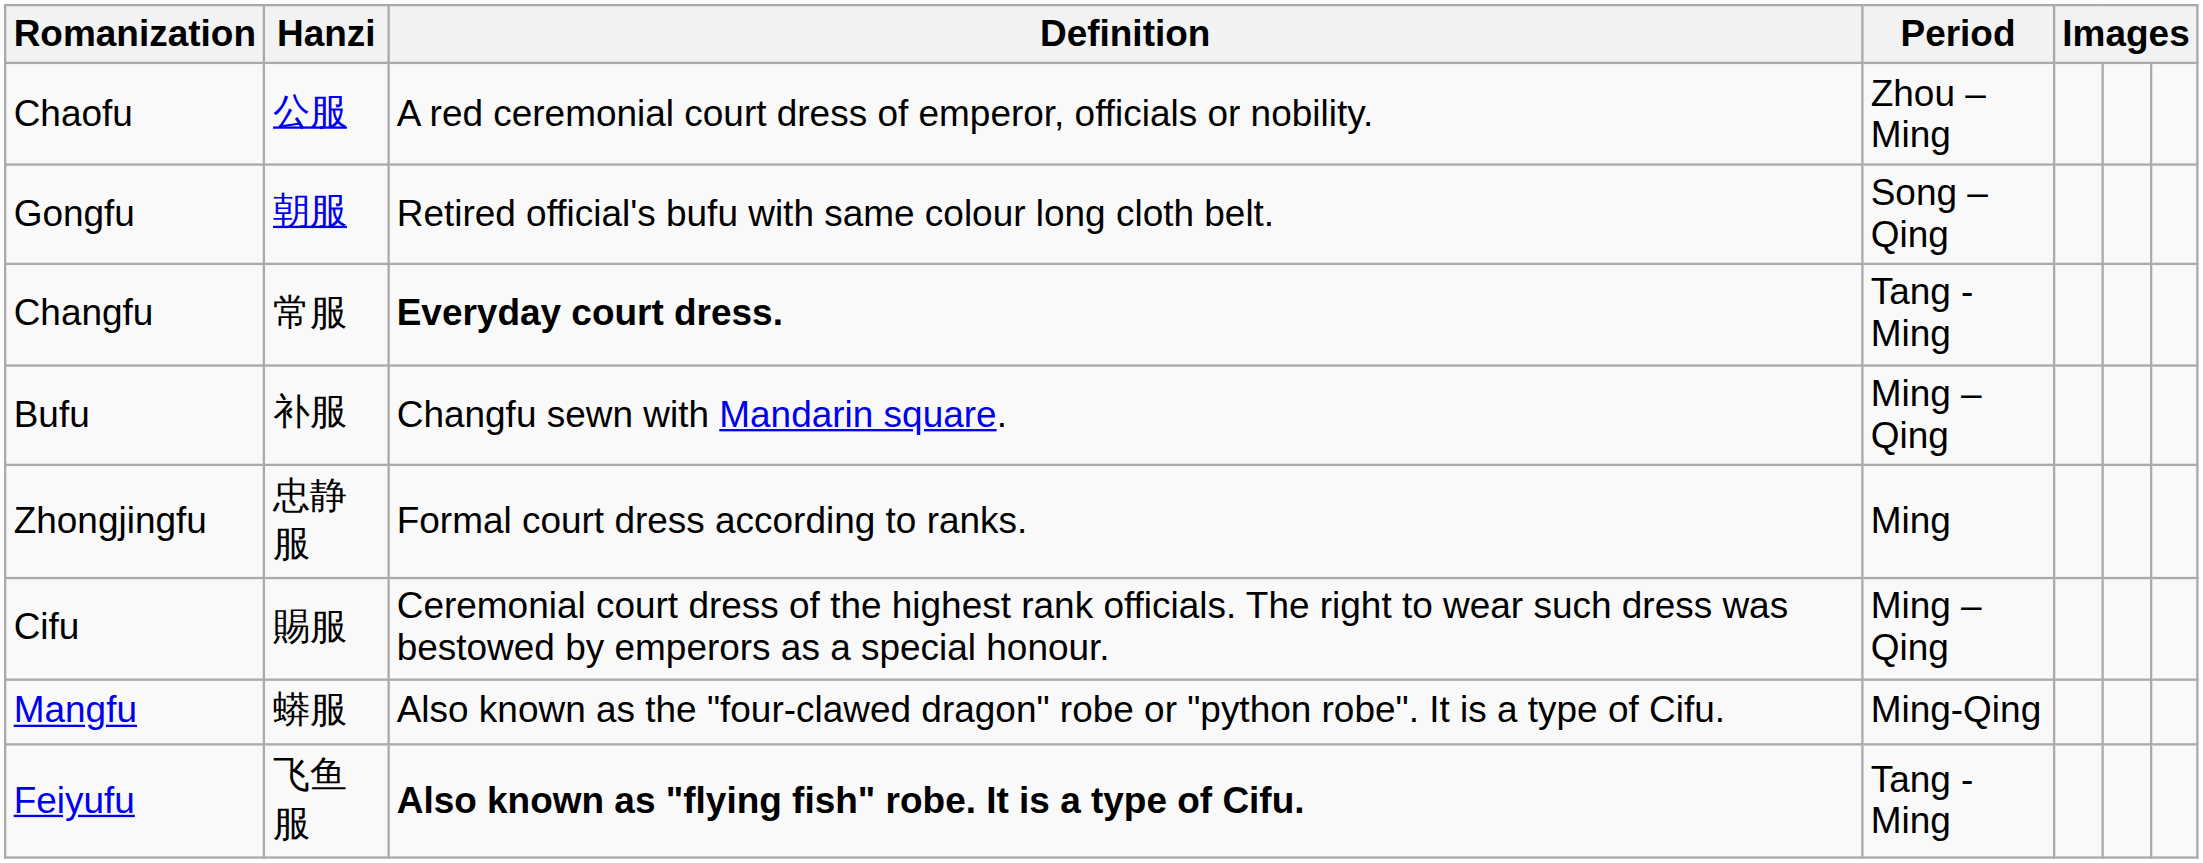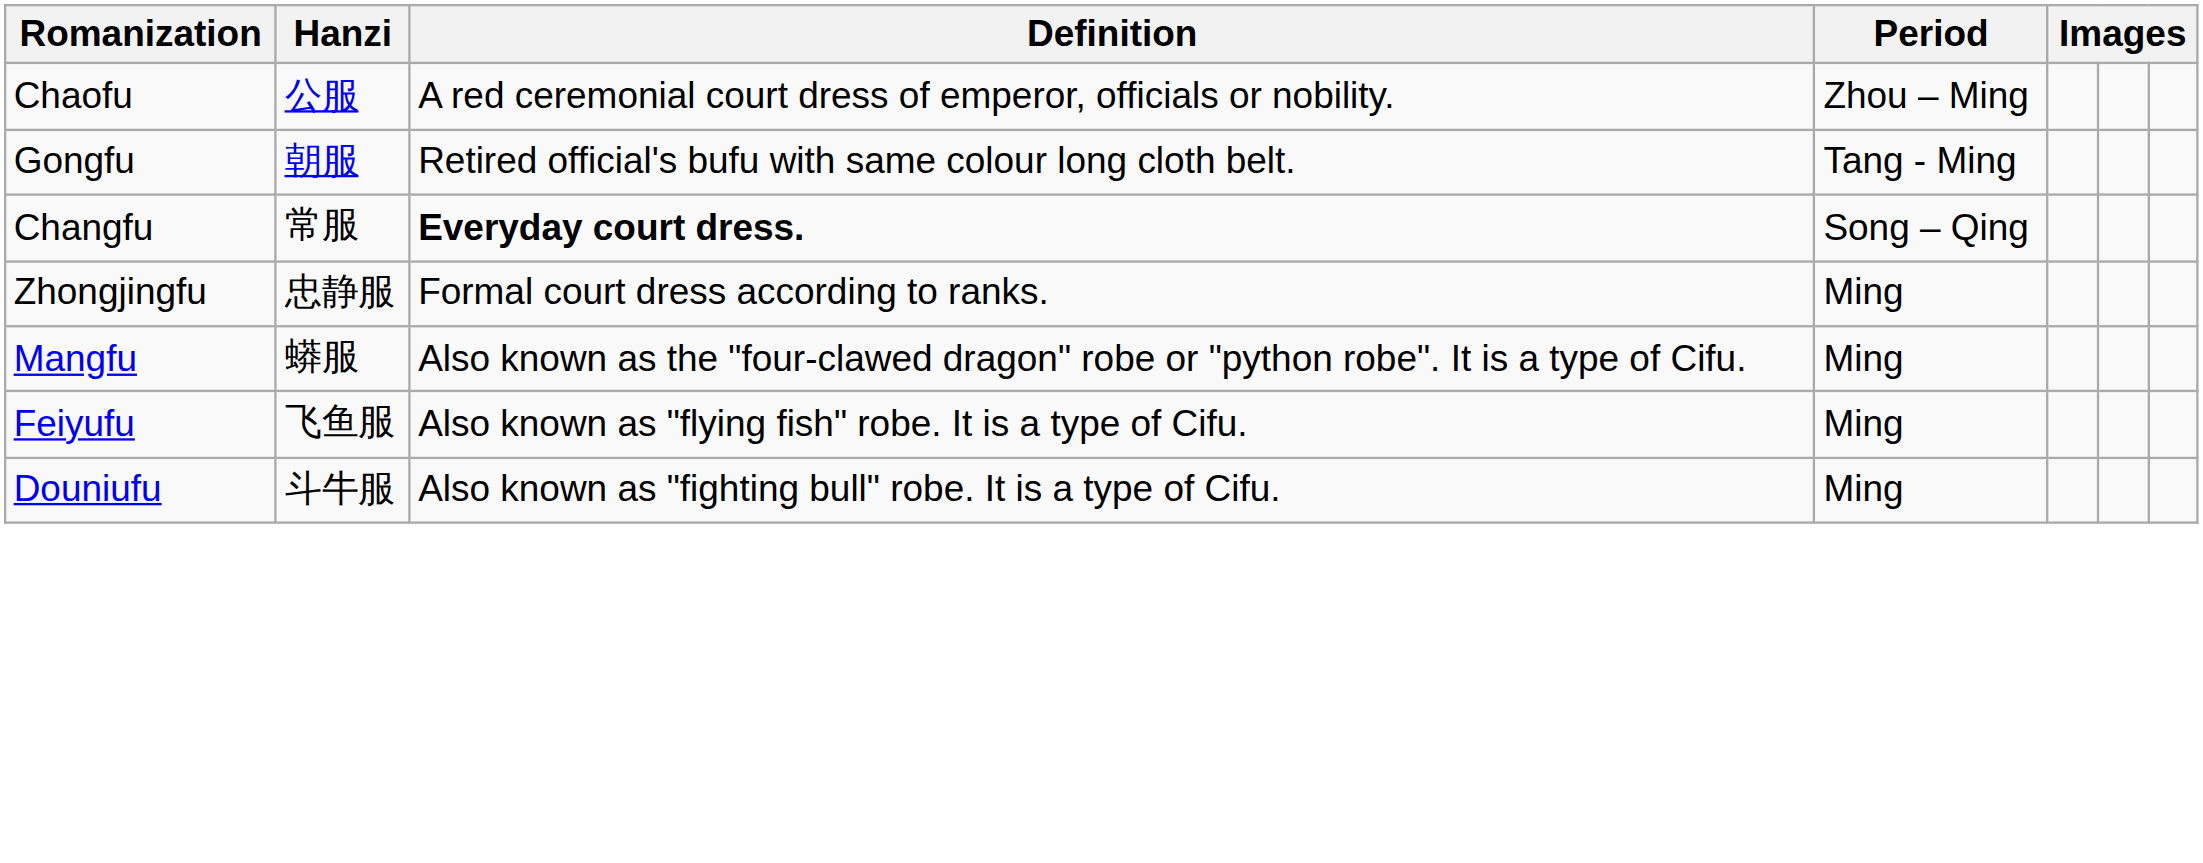(1929, 213) Song – Qing -> (1920, 161) Tang - Ming
(1922, 313) Tang - Ming -> (1926, 226) Song – Qing
- row: (52, 413)
- row: (47, 628)
(1956, 710) Ming-Qing -> (1863, 358) Ming
(851, 800) bold -> (833, 423) normal
(1922, 800) Tang - Ming -> (1863, 423) Ming
+ row: (88, 489)
